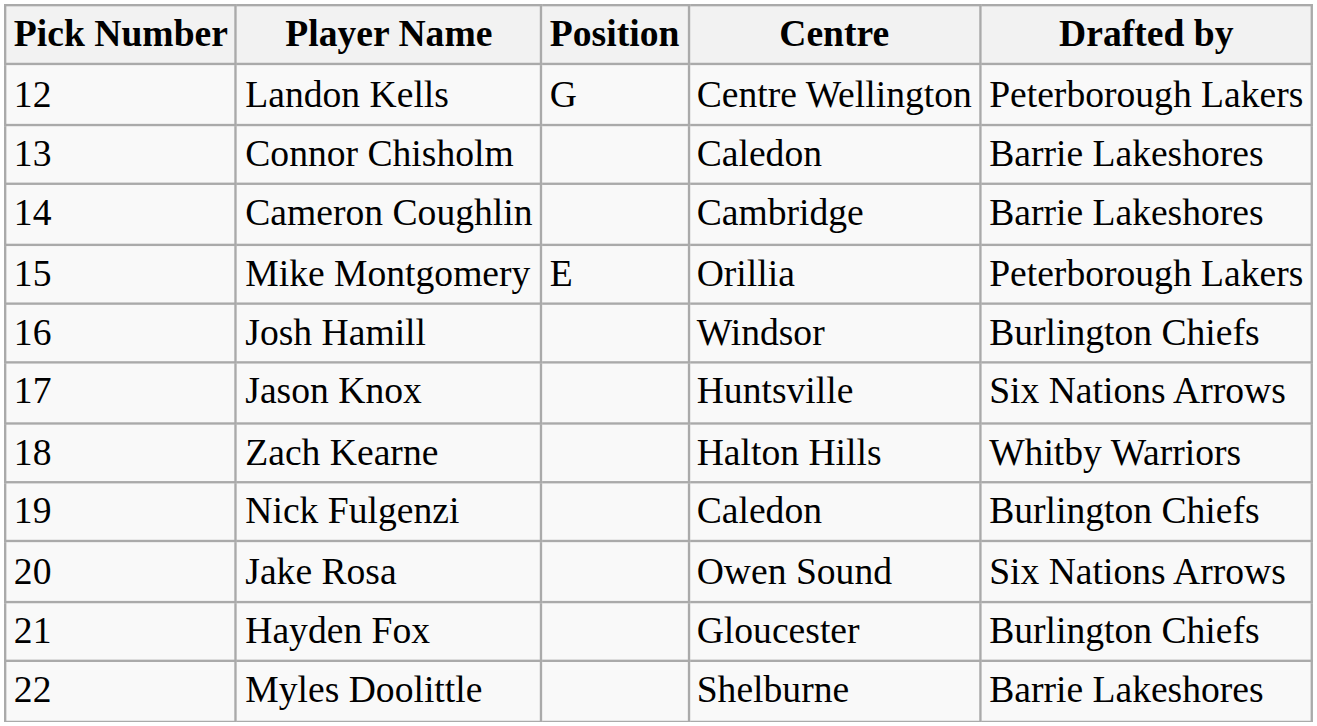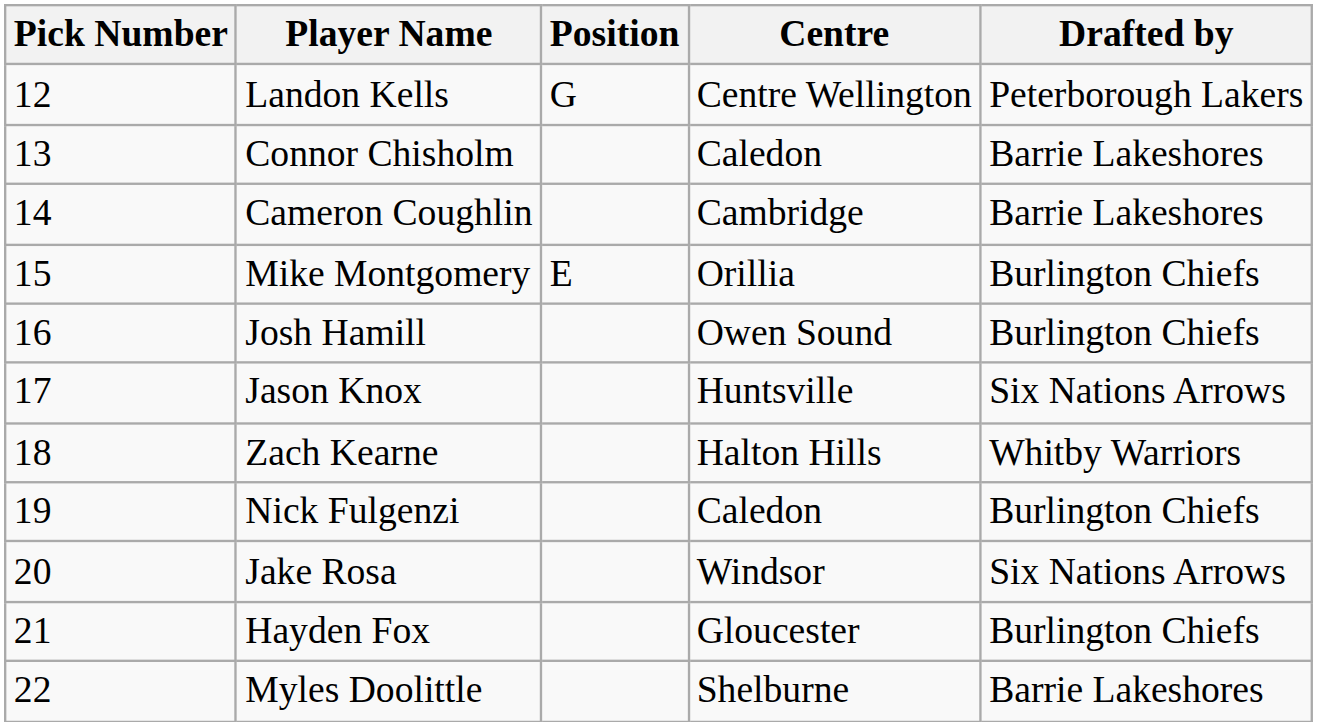(1146, 272) Peterborough Lakers -> (1124, 272) Burlington Chiefs
(761, 332) Windsor -> (794, 332) Owen Sound
(794, 570) Owen Sound -> (761, 570) Windsor
